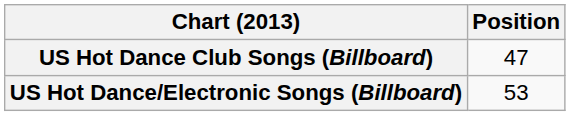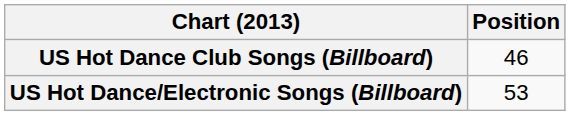(516, 57) 47 -> (516, 57) 46
